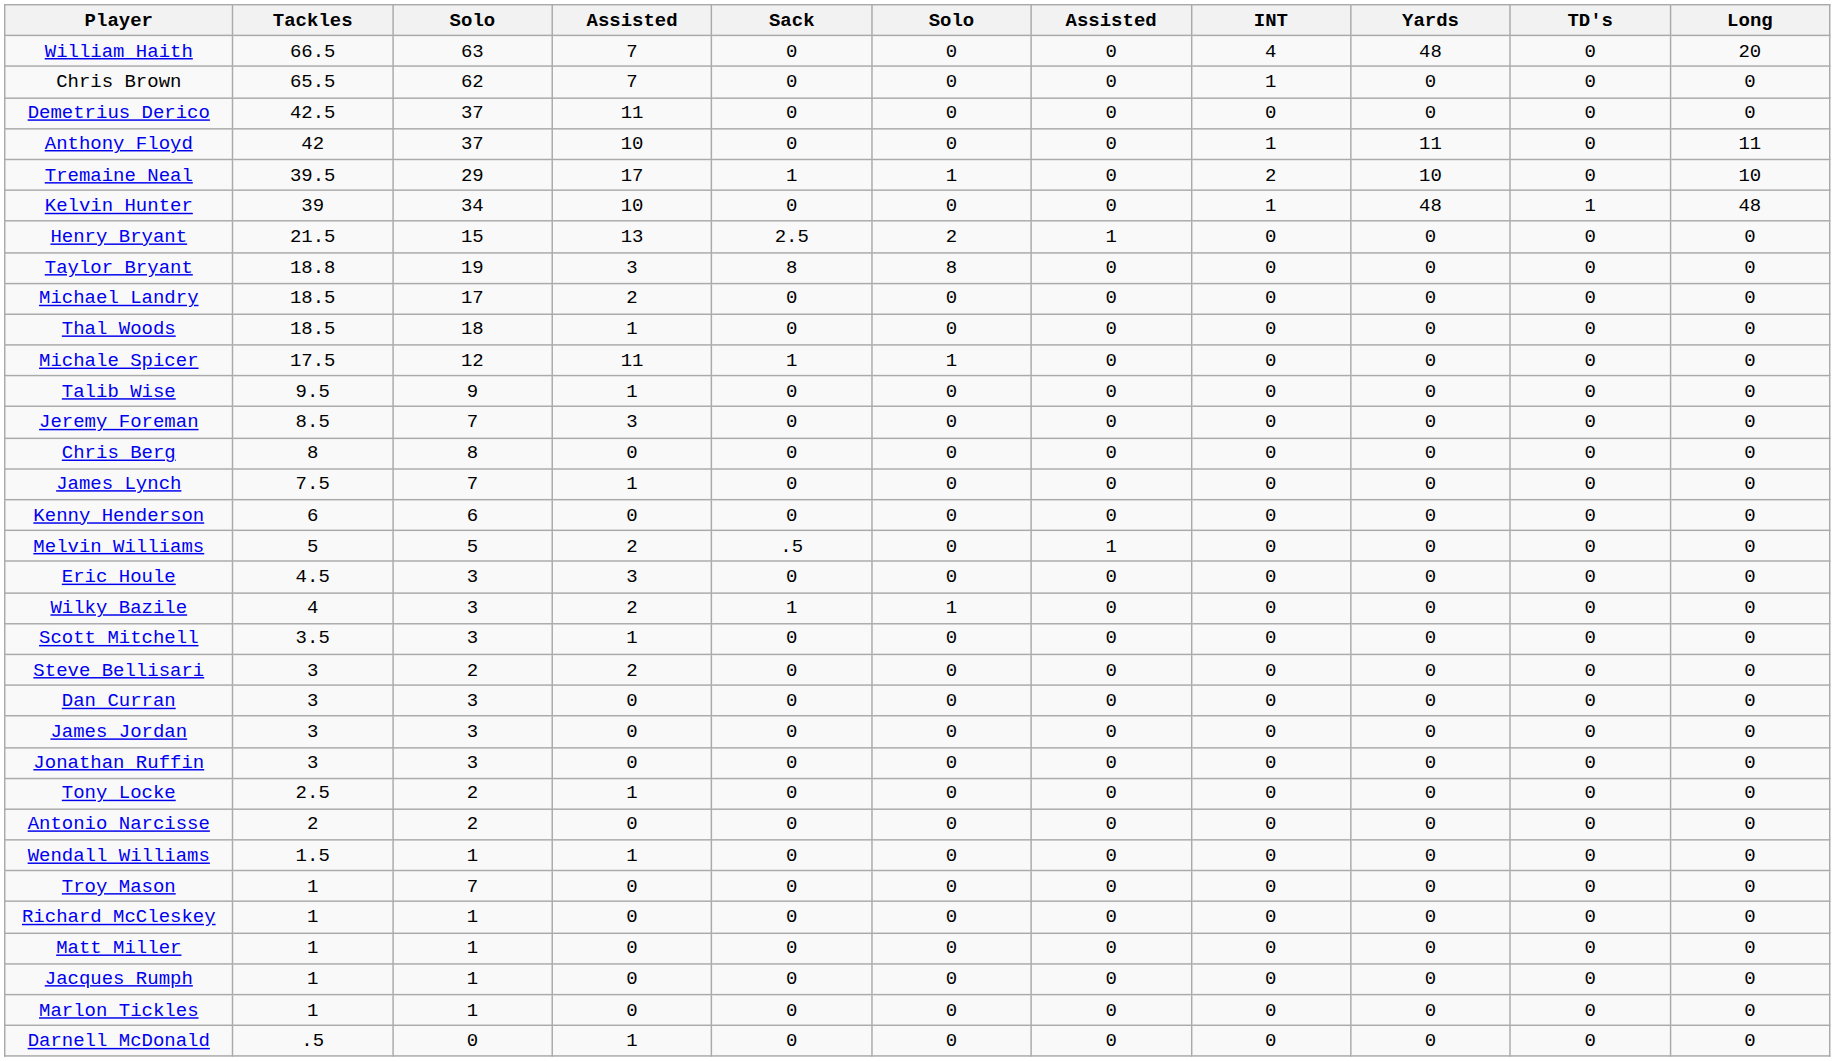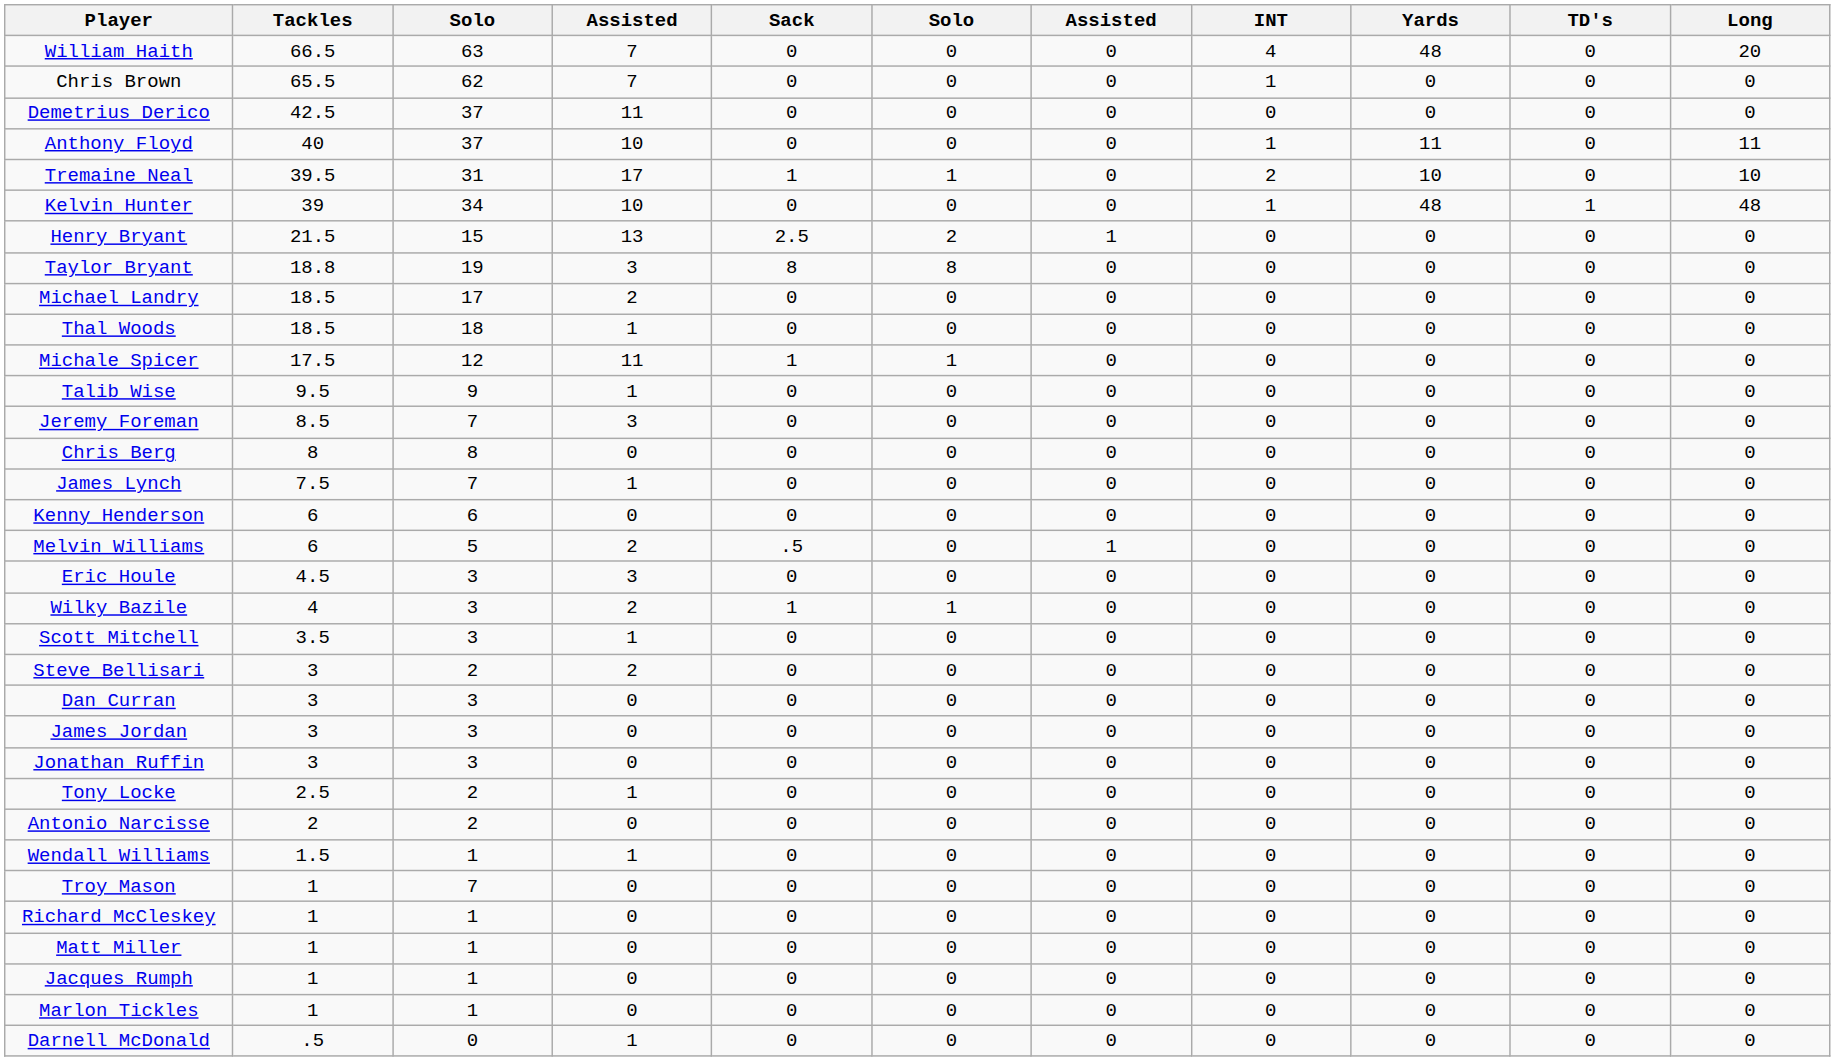(313, 144) 42 -> (313, 144) 40
(472, 175) 29 -> (472, 175) 31
(313, 546) 5 -> (313, 546) 6
